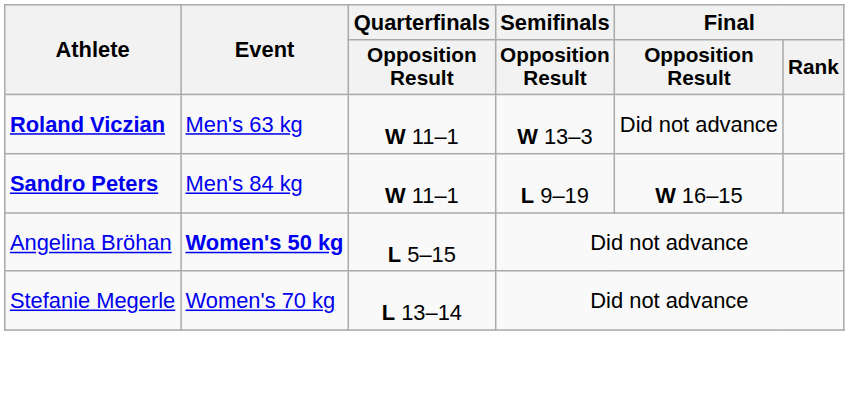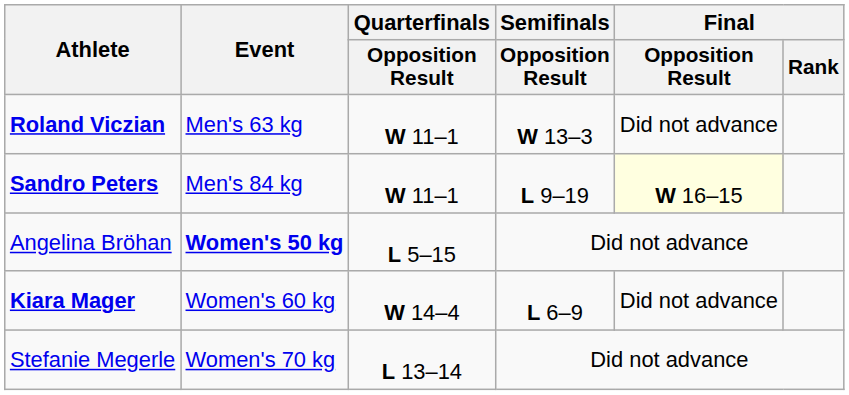(699, 196) no background -> (699, 196) lightyellow background
+ row: (73, 301)
